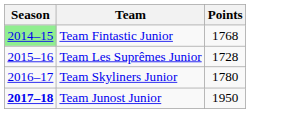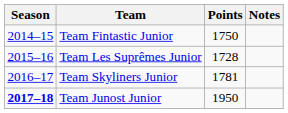+ column: (264, 14)
(30, 35) lightgreen background -> (30, 35) no background
(225, 35) 1768 -> (225, 35) 1750
(225, 77) 1780 -> (225, 77) 1781
